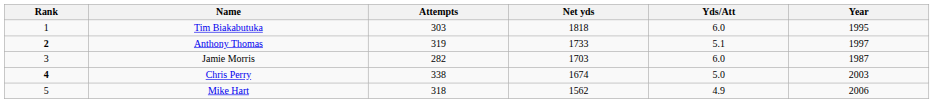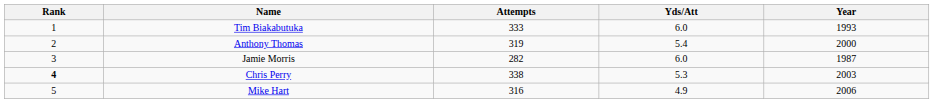- column: (579, 12)
(439, 28) 303 -> (516, 28) 333
(859, 28) 1995 -> (846, 28) 1993
(46, 43) bold -> (54, 43) normal
(719, 43) 5.1 -> (681, 43) 5.4
(859, 43) 1997 -> (846, 43) 2000
(719, 75) 5.0 -> (681, 75) 5.3
(439, 91) 318 -> (516, 91) 316
